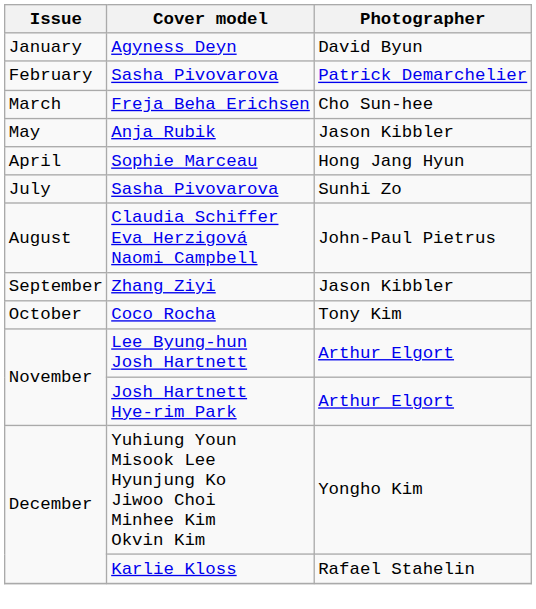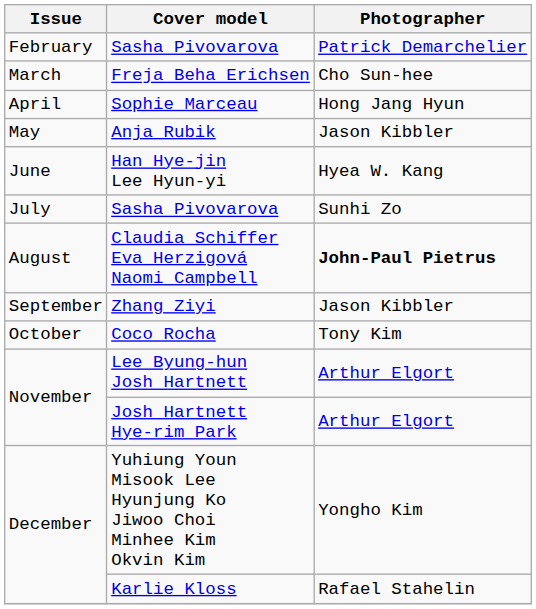- row: (45, 47)
rows swapped: (35, 161) <-> (24, 132)
+ row: (30, 171)
(407, 238) normal -> (407, 258) bold
